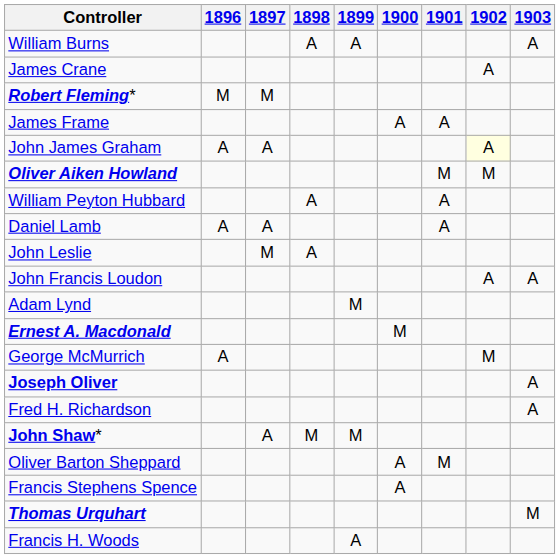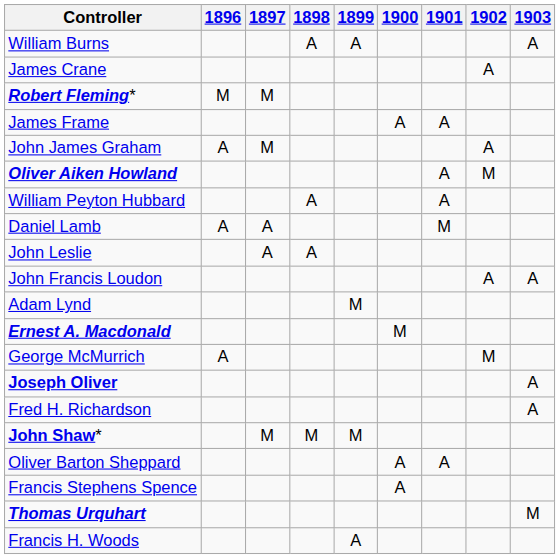(267, 148) A -> (267, 148) M
(488, 148) lightyellow background -> (488, 148) no background
(444, 174) M -> (444, 174) A
(444, 226) A -> (444, 226) M
(267, 252) M -> (267, 252) A
(267, 435) A -> (267, 435) M
(444, 461) M -> (444, 461) A
